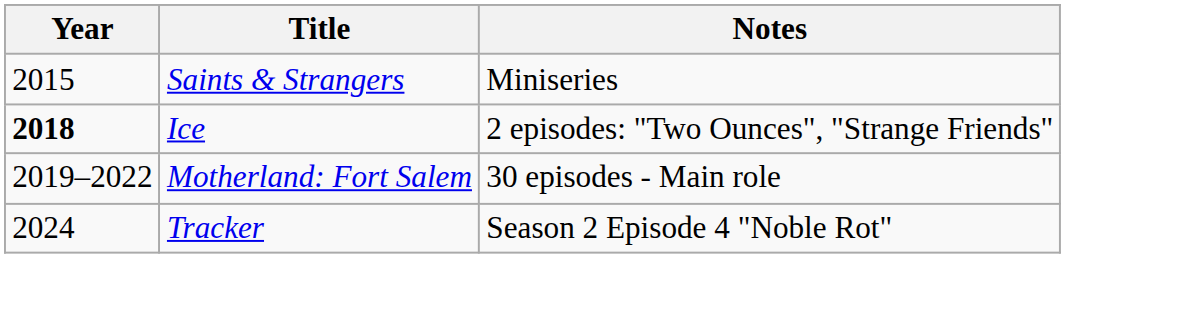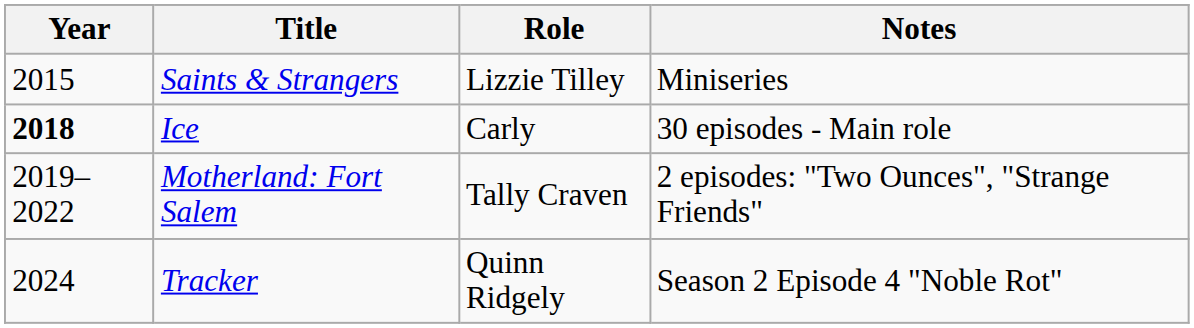+ column: (554, 29)
(770, 128) 2 episodes: "Two Ounces", "Strange Friends" -> (804, 128) 30 episodes - Main role
(634, 177) 30 episodes - Main role -> (883, 195) 2 episodes: "Two Ounces", "Strange Friends"
